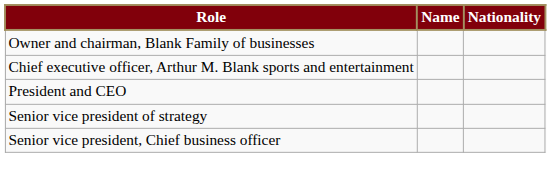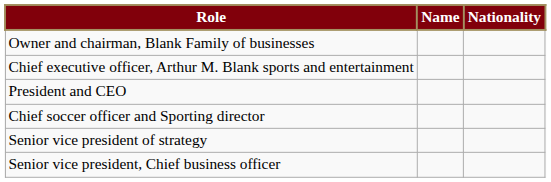+ row: (137, 116)
